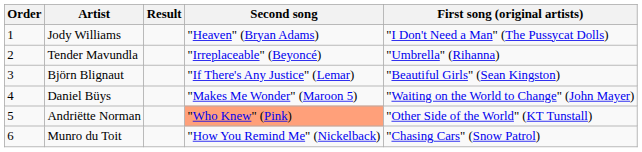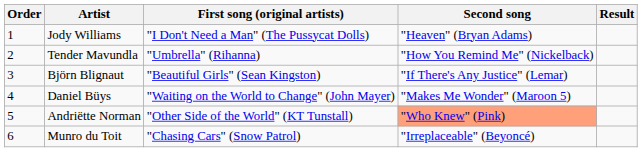columns swapped: (510, 14) <-> (164, 14)
(254, 55) "Irreplaceable" (Beyoncé) -> (497, 55) "How You Remind Me" (Nickelback)
(284, 136) "How You Remind Me" (Nickelback) -> (468, 136) "Irreplaceable" (Beyoncé)
